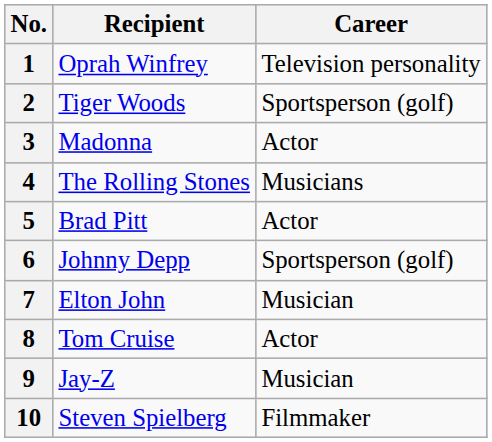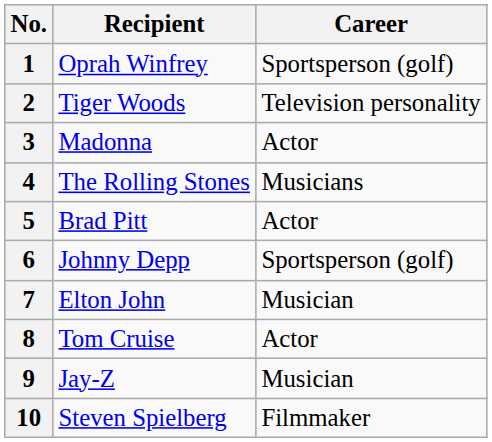(371, 63) Television personality -> (357, 63) Sportsperson (golf)
(357, 102) Sportsperson (golf) -> (371, 102) Television personality
